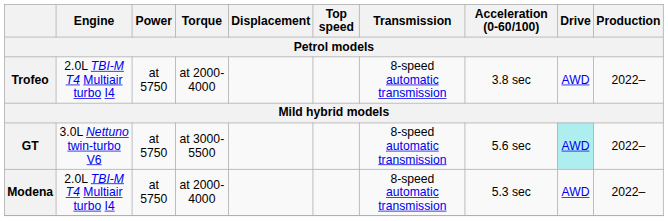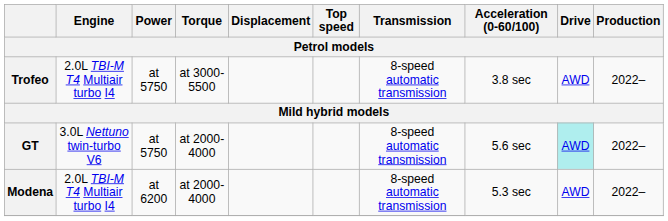(202, 80) at 2000-4000 -> (202, 80) at 3000-5500
(202, 146) at 3000-5500 -> (202, 146) at 2000-4000
(154, 192) at 5750 -> (154, 192) at 6200
